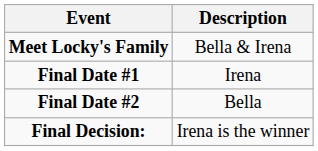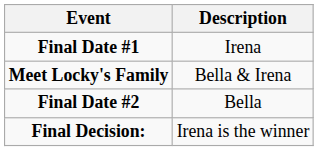rows swapped: (89, 46) <-> (89, 74)
